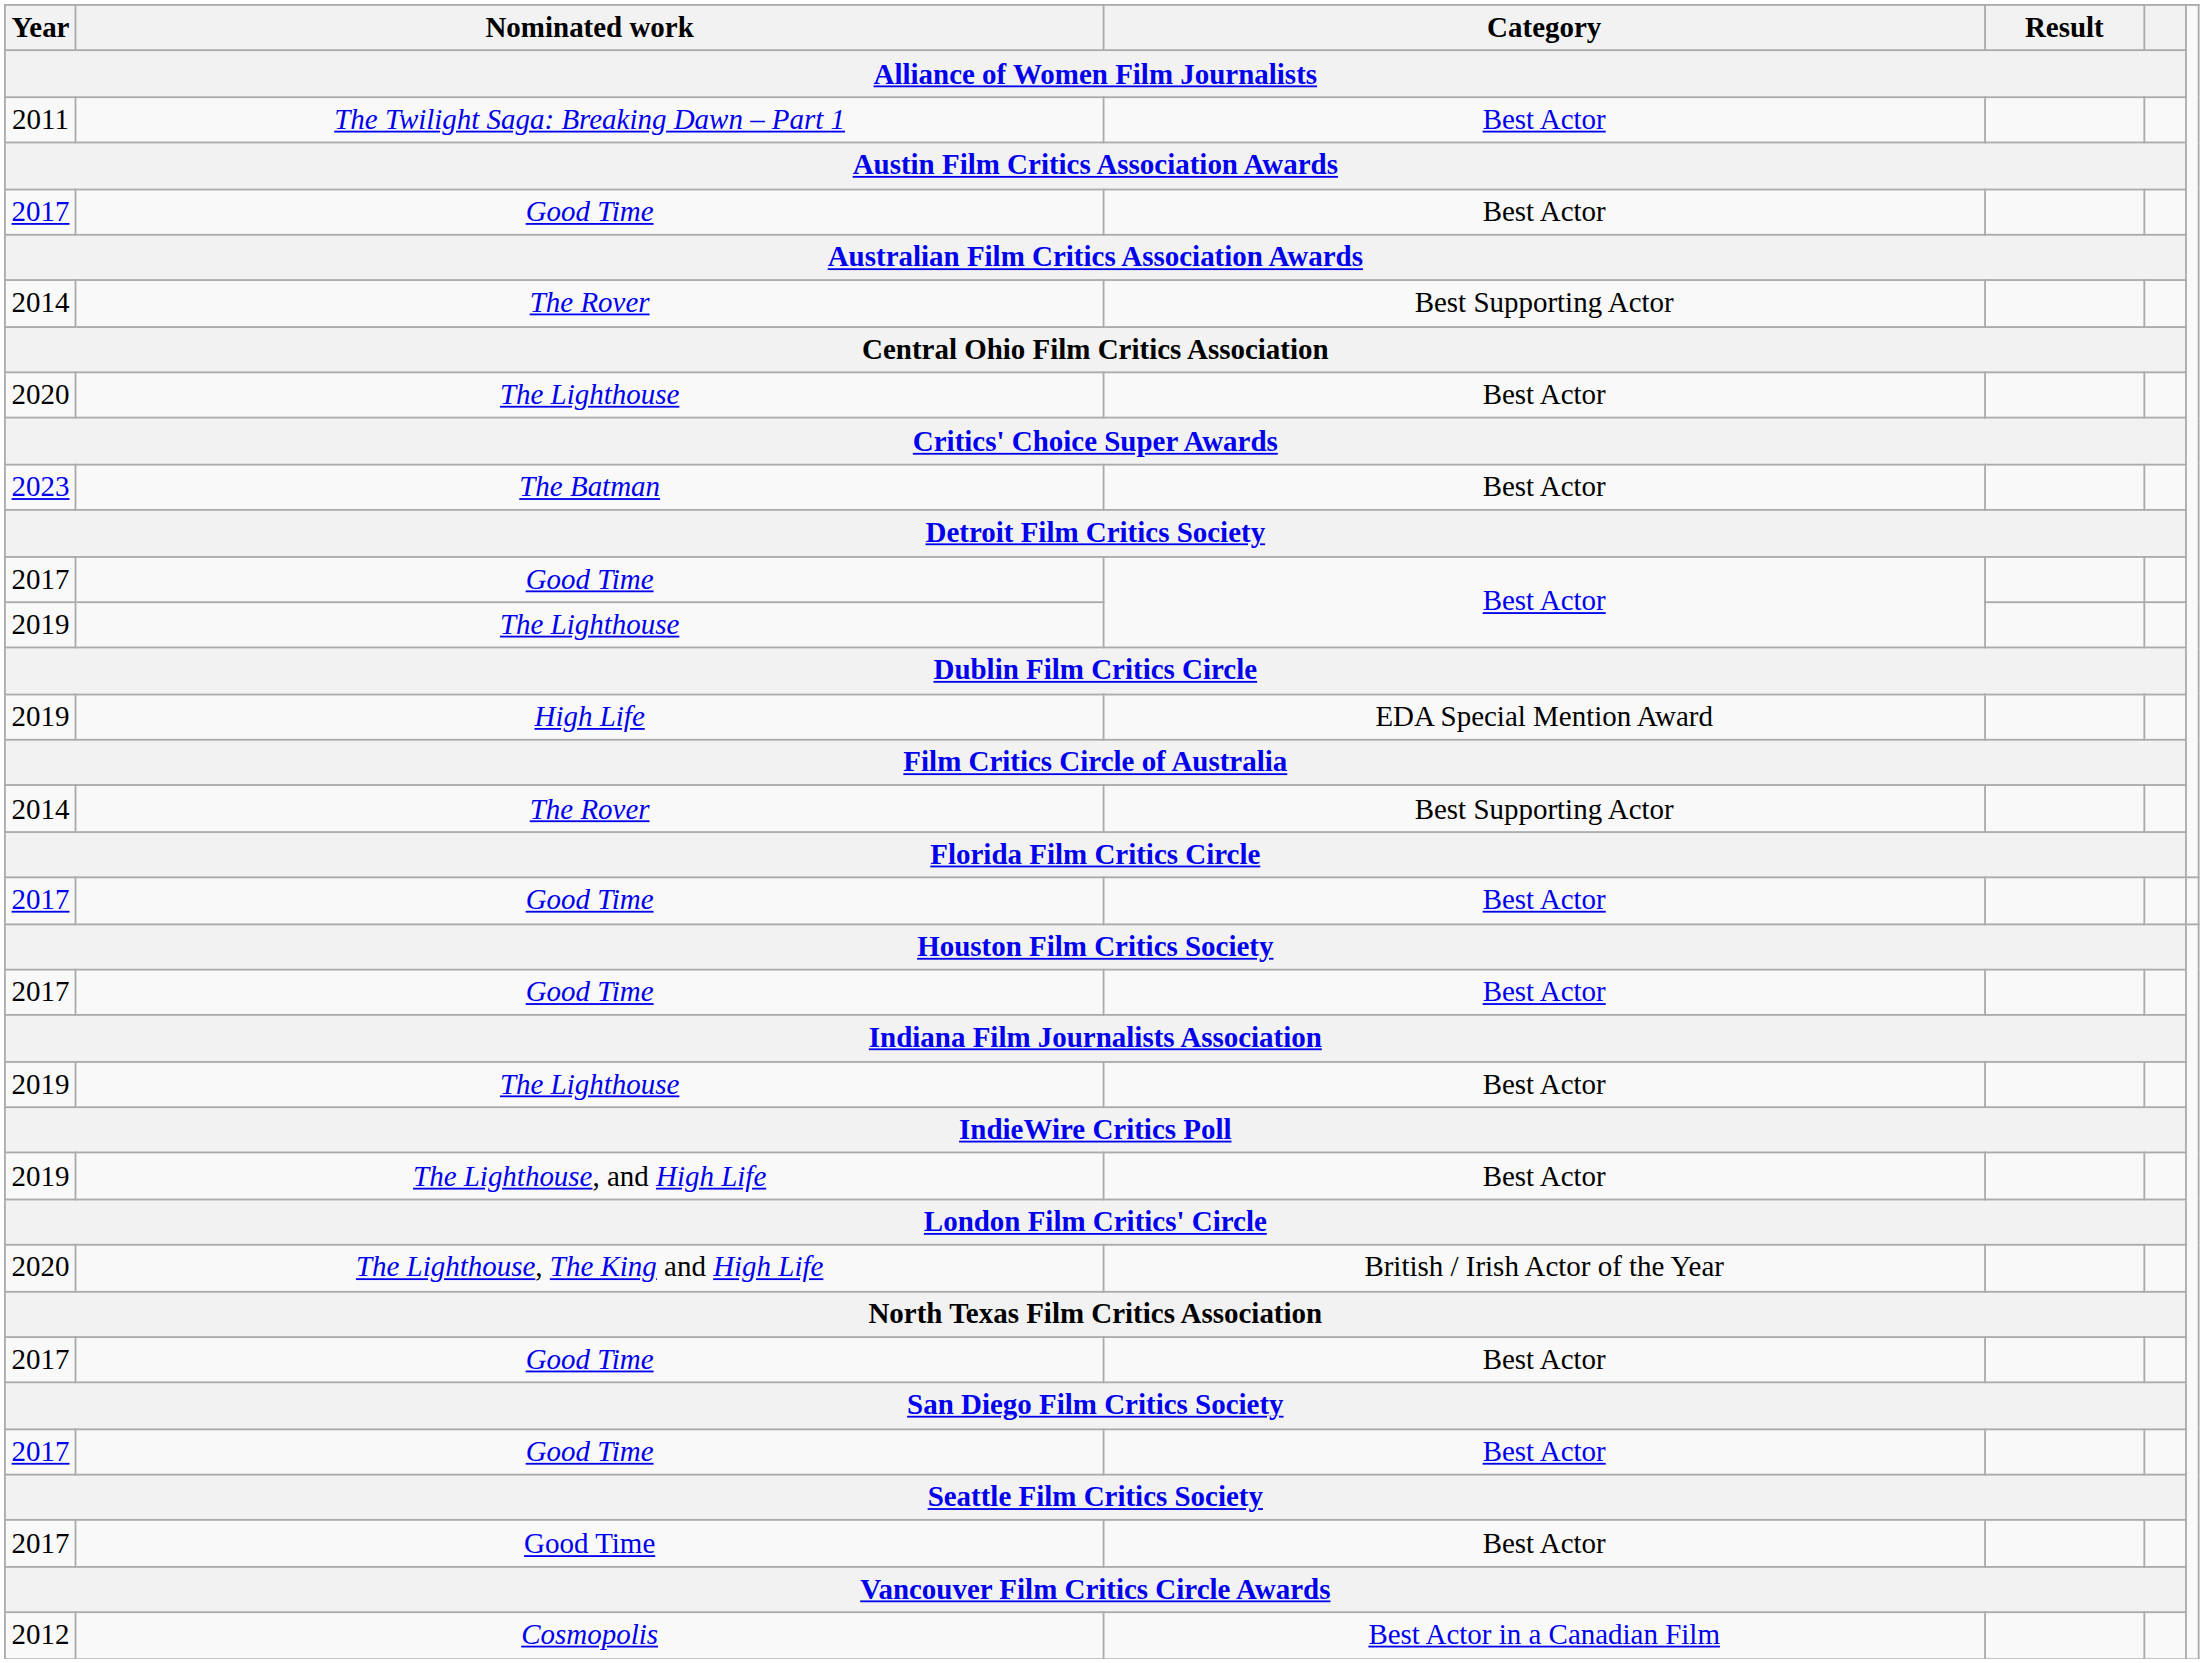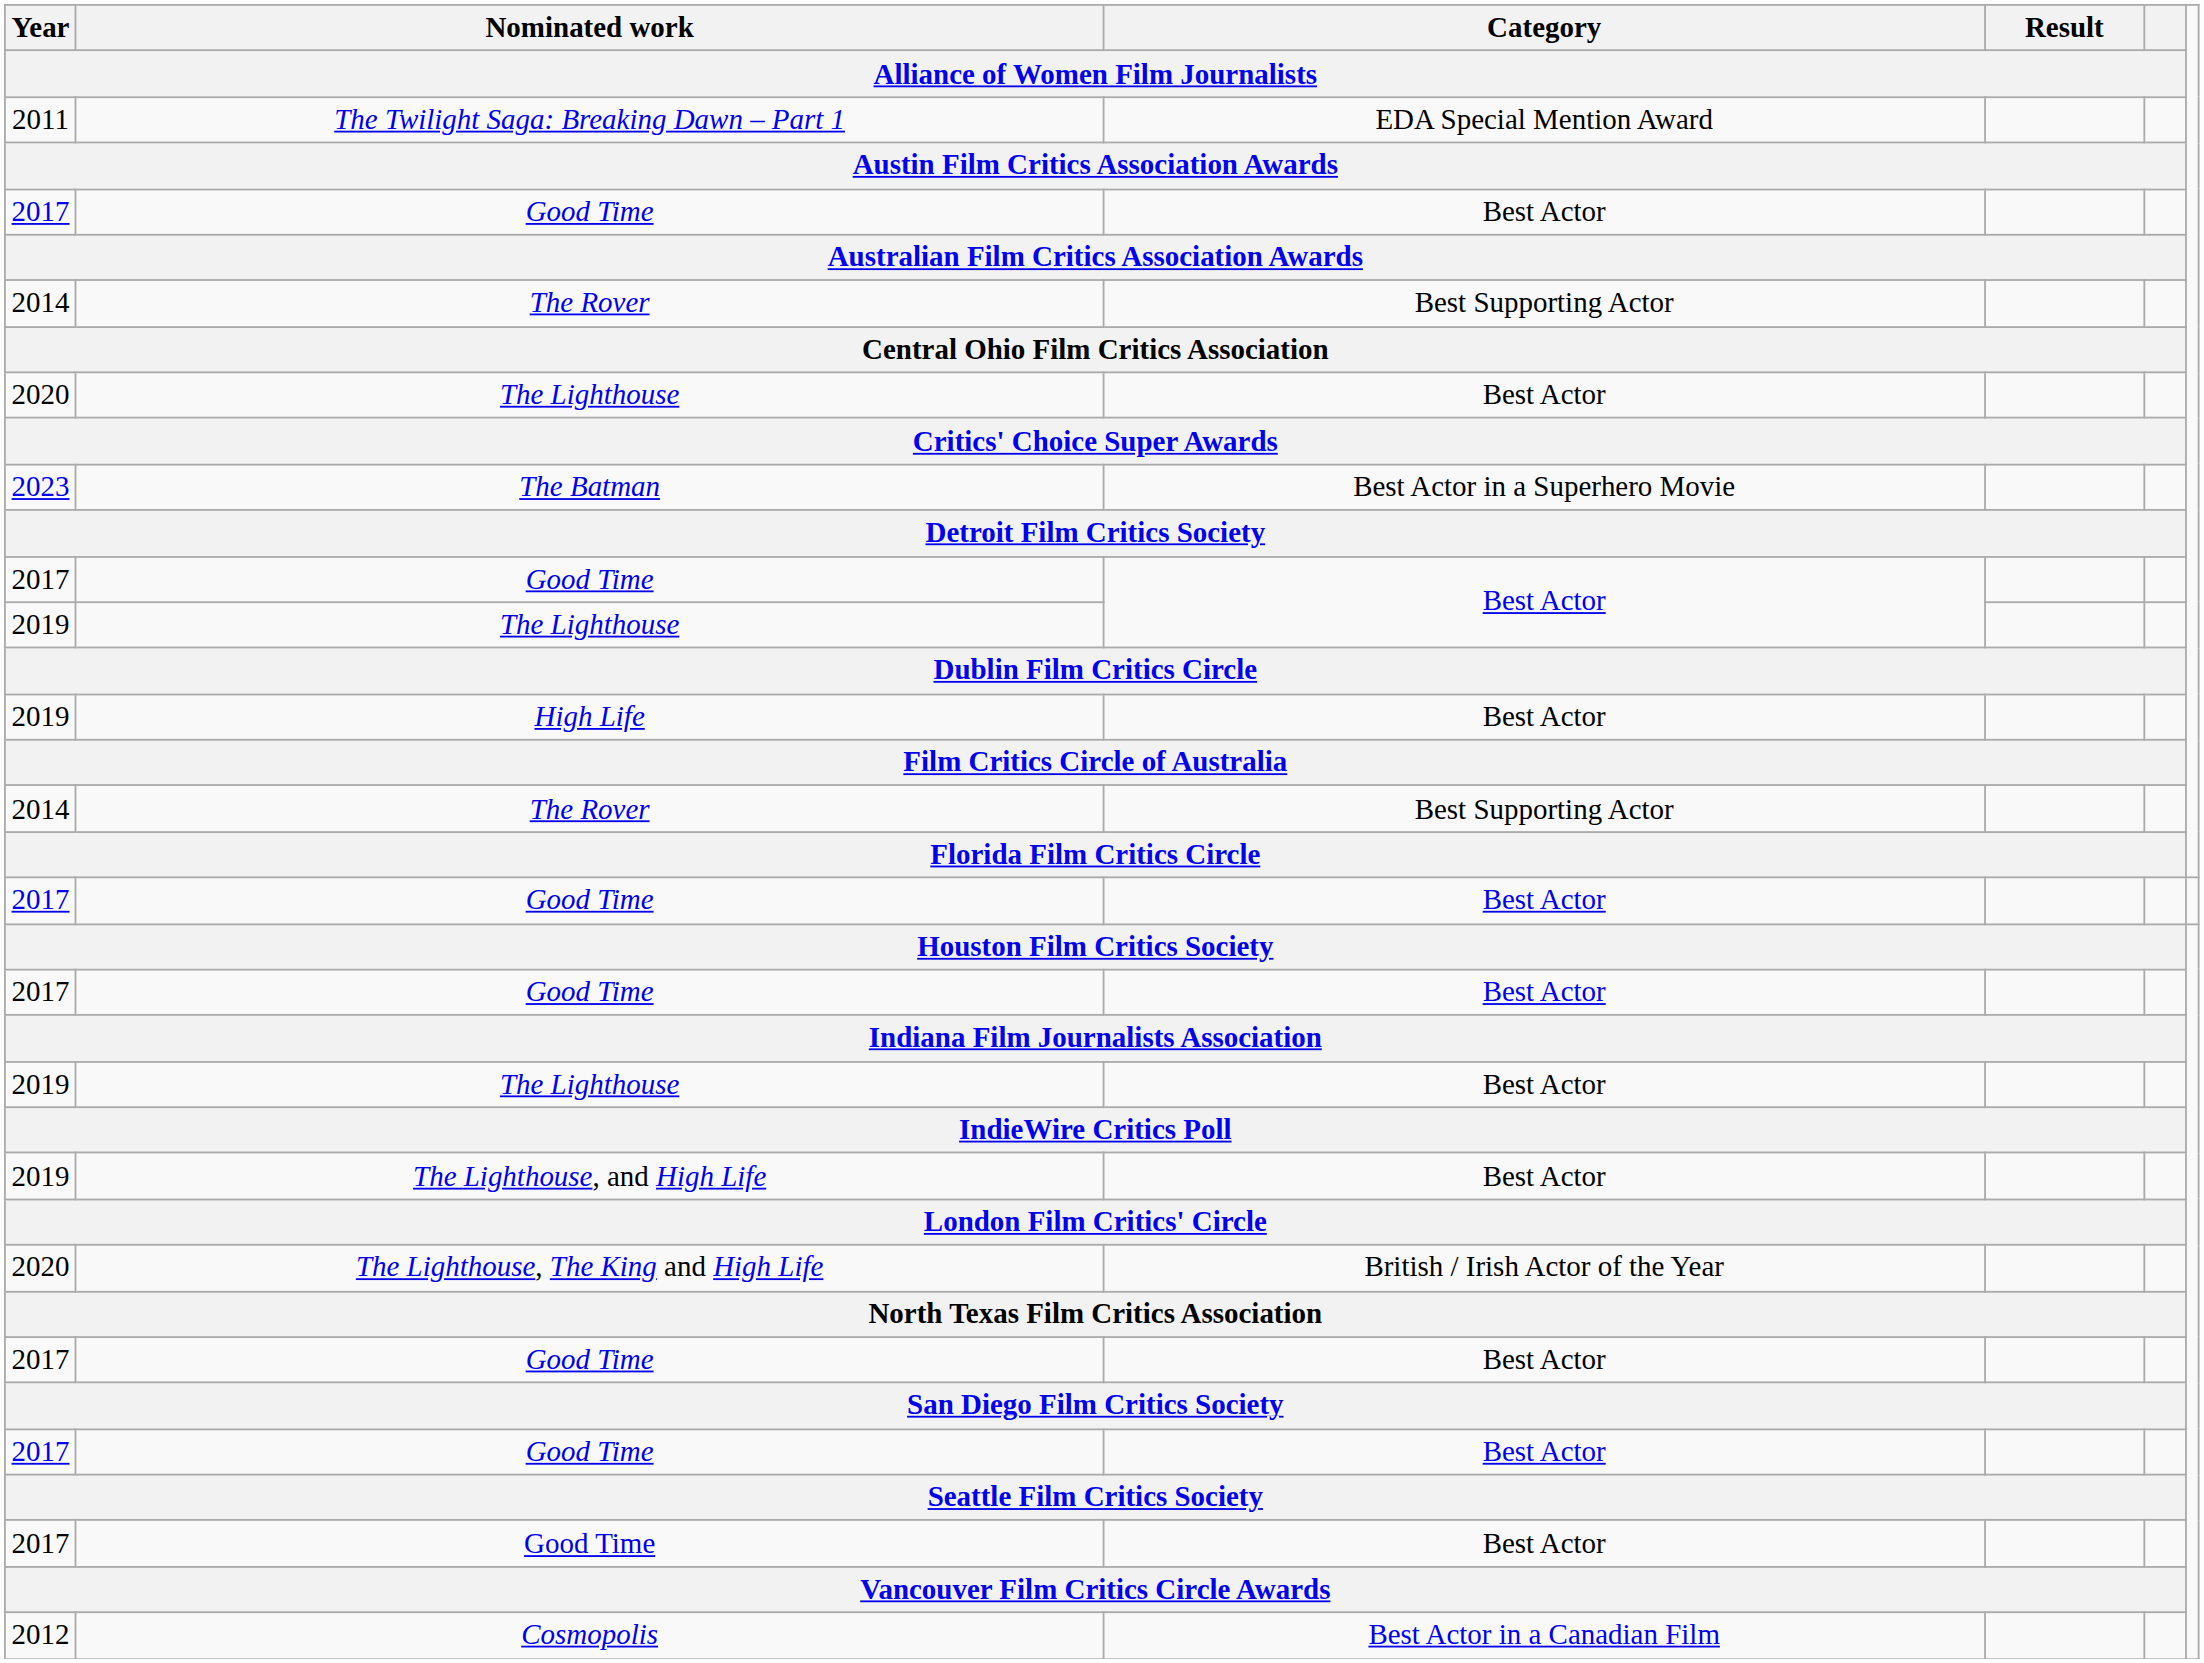(1544, 119) Best Actor -> (1544, 119) EDA Special Mention Award
(1544, 486) Best Actor -> (1544, 486) Best Actor in a Superhero Movie
(1544, 716) EDA Special Mention Award -> (1544, 716) Best Actor
